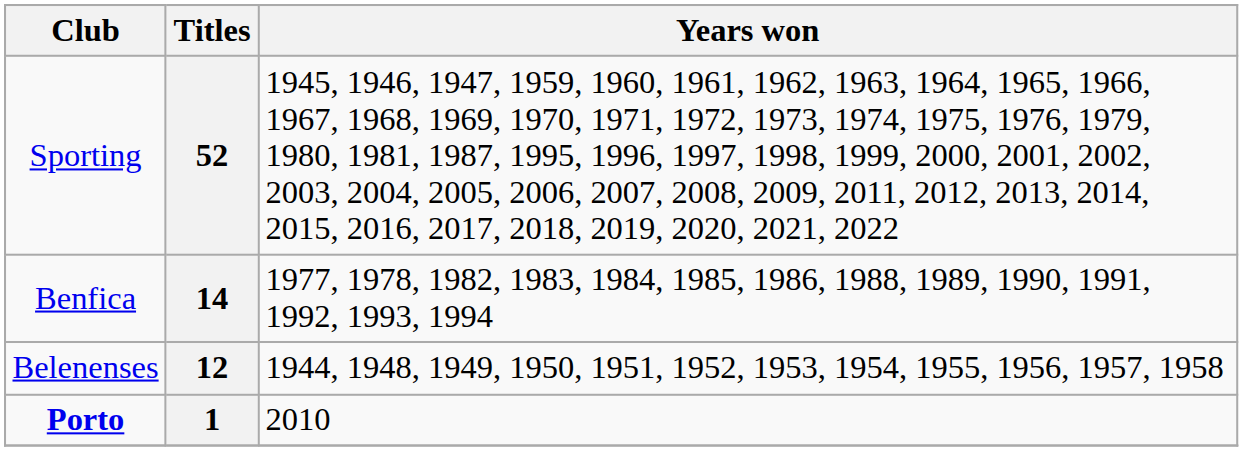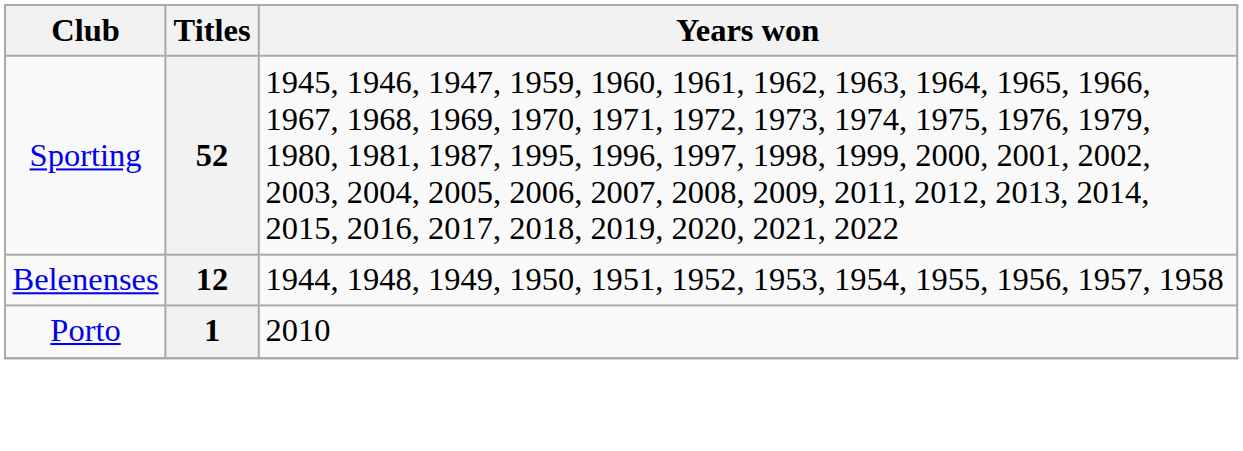- row: (212, 297)
(86, 419) bold -> (86, 330) normal
